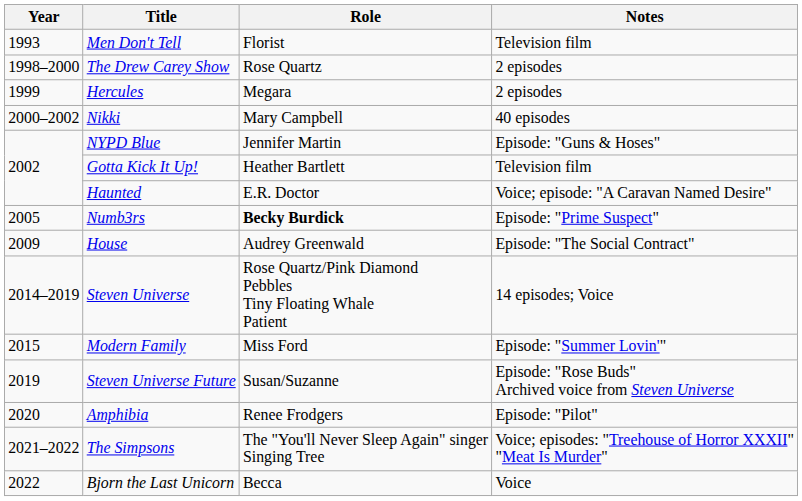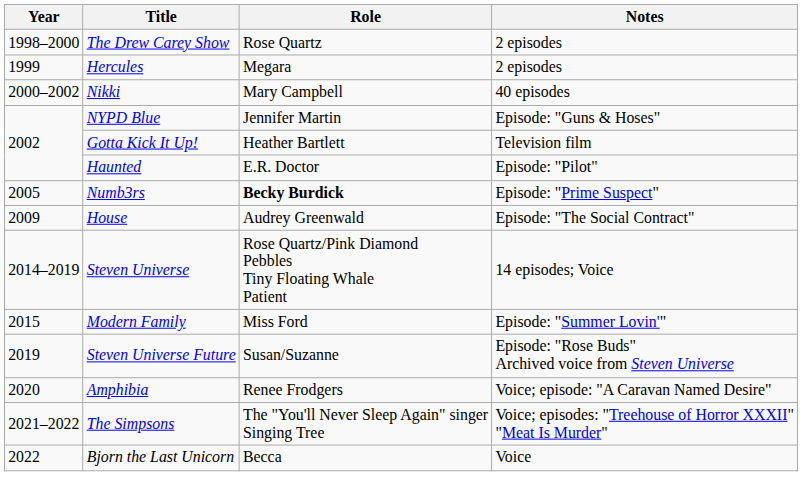- row: (134, 42)
(634, 192) Voice; episode: "A Caravan Named Desire" -> (547, 167) Episode: "Pilot"
(547, 414) Episode: "Pilot" -> (634, 389) Voice; episode: "A Caravan Named Desire"
